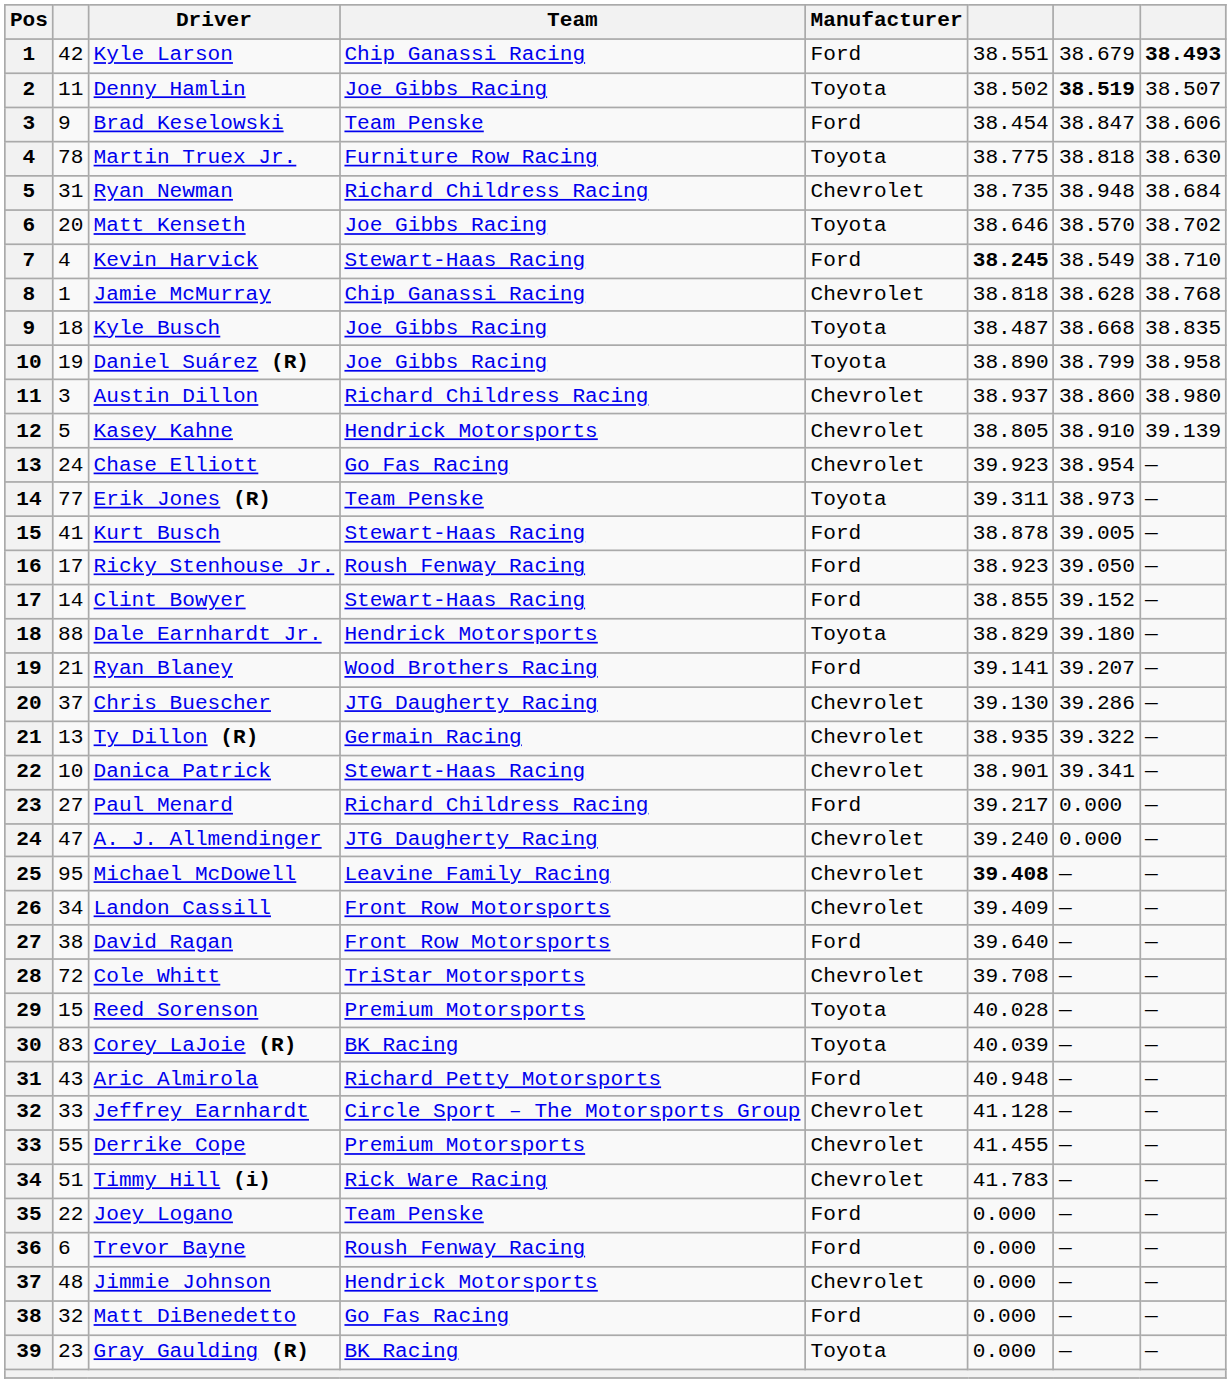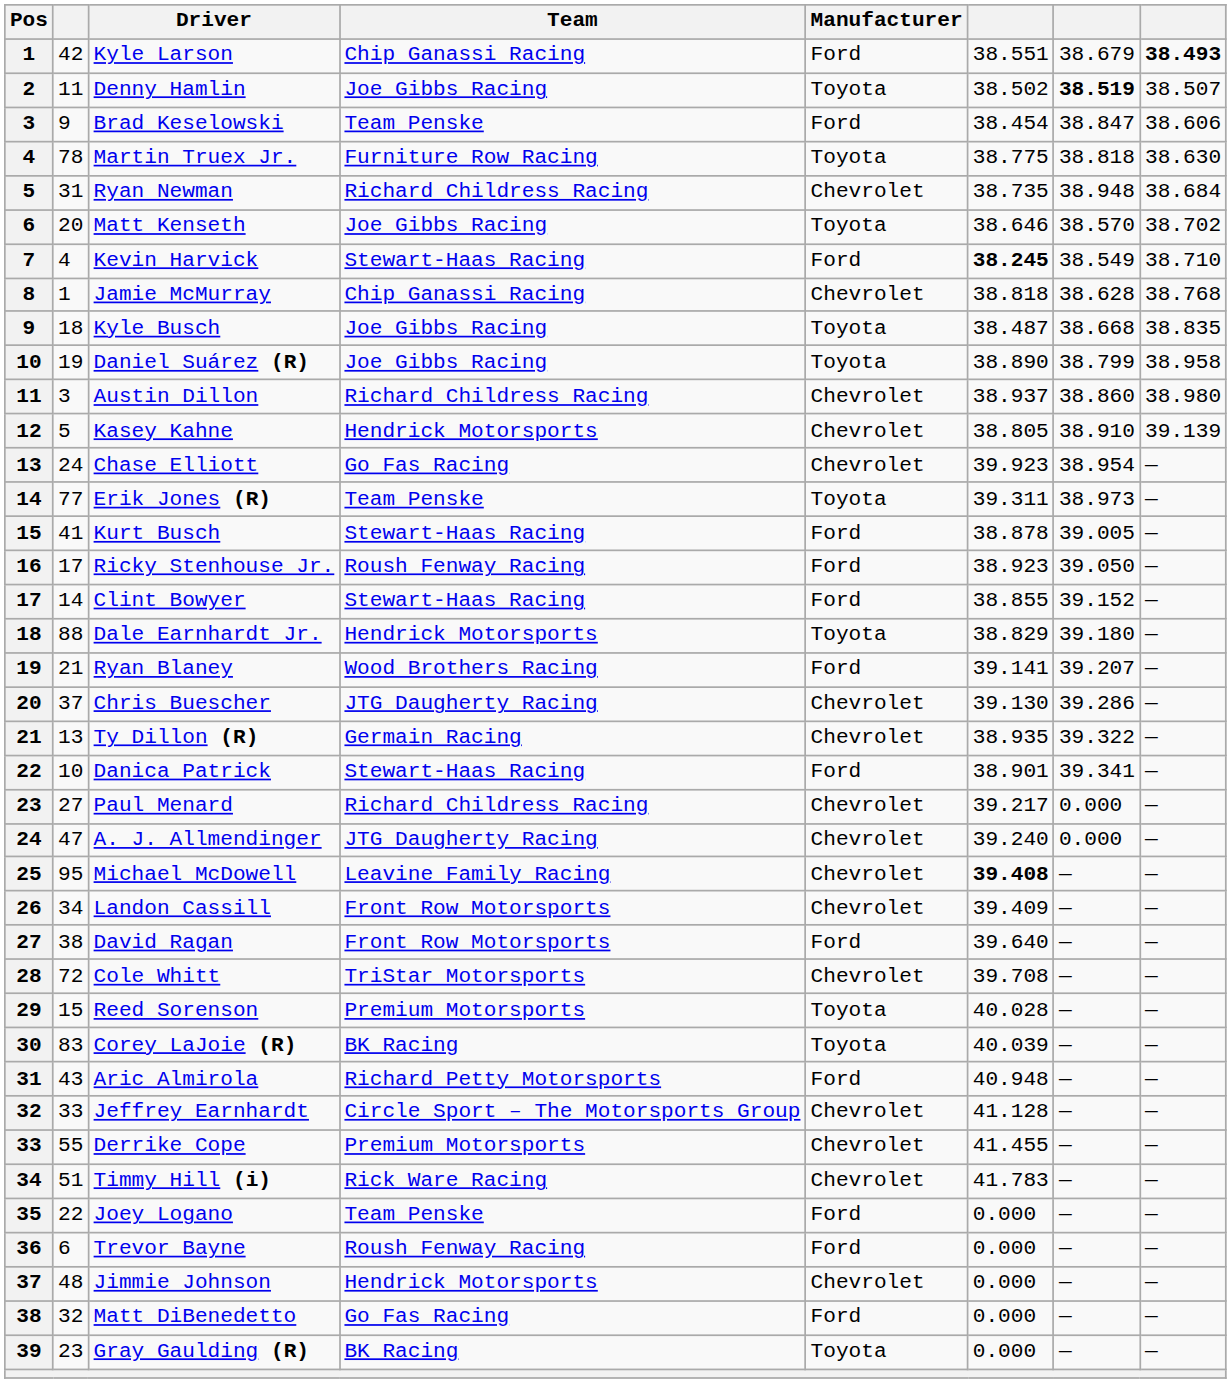(868, 772) Chevrolet -> (836, 772) Ford
(836, 806) Ford -> (868, 806) Chevrolet
